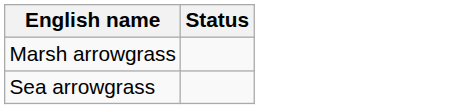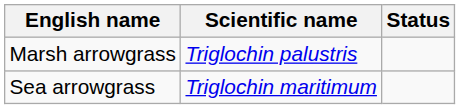+ column: (281, 20)
